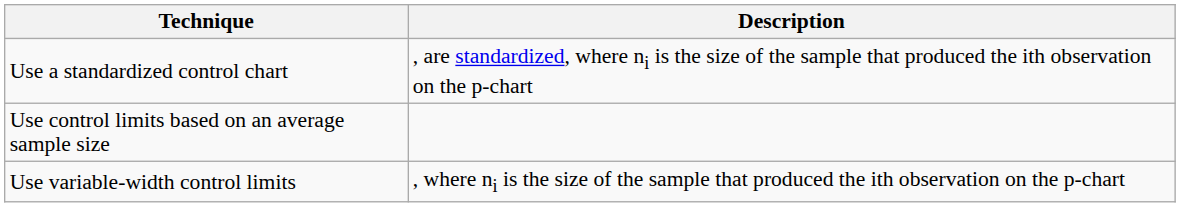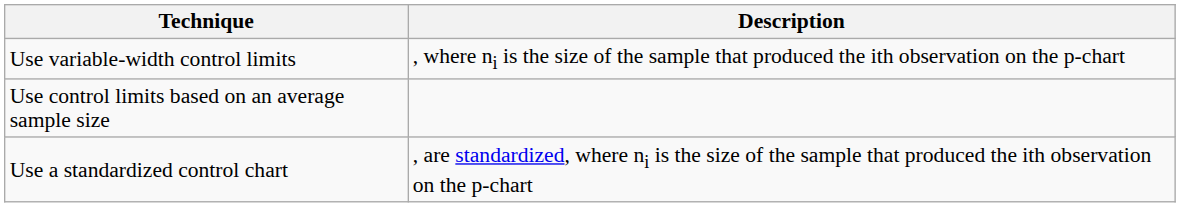rows swapped: (153, 181) <-> (149, 70)
